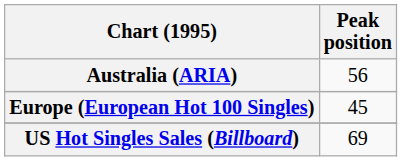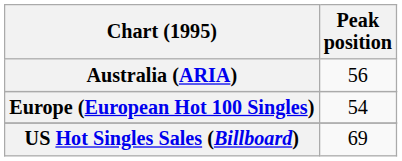(358, 107) 45 -> (358, 107) 54
